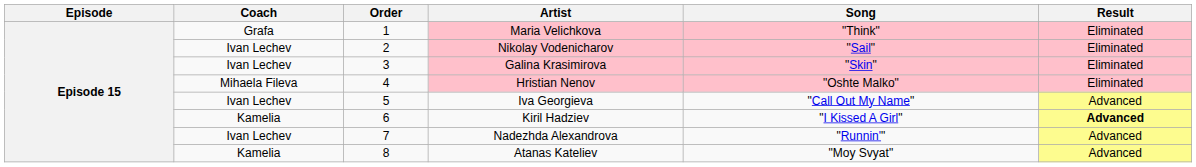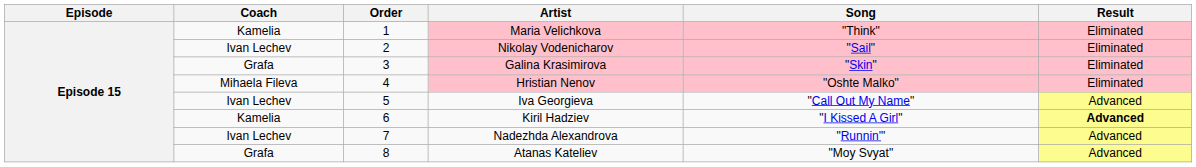(259, 30) Grafa -> (259, 30) Kamelia
(259, 65) Ivan Lechev -> (259, 65) Grafa
(259, 153) Kamelia -> (259, 153) Grafa
